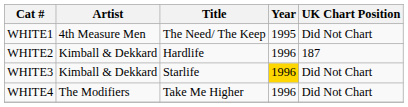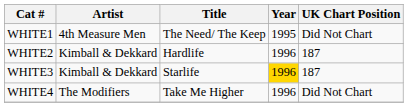(337, 72) Did Not Chart -> (311, 72) 187
